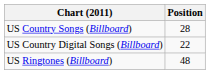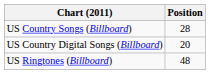(185, 45) 22 -> (185, 45) 20
